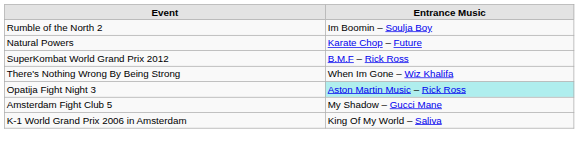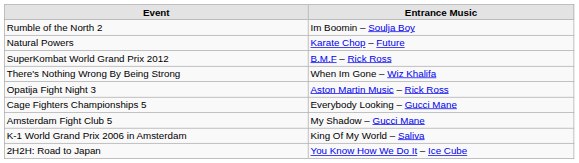(397, 89) paleturquoise background -> (380, 89) no background
+ row: (77, 104)
+ row: (54, 151)
